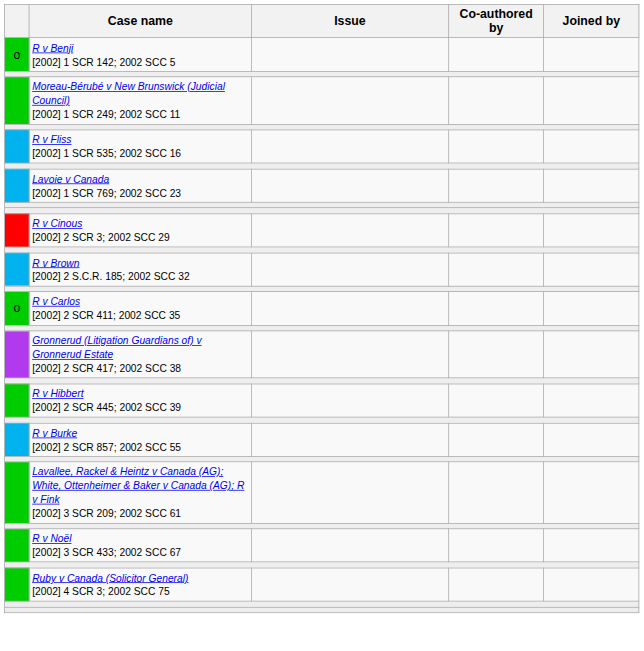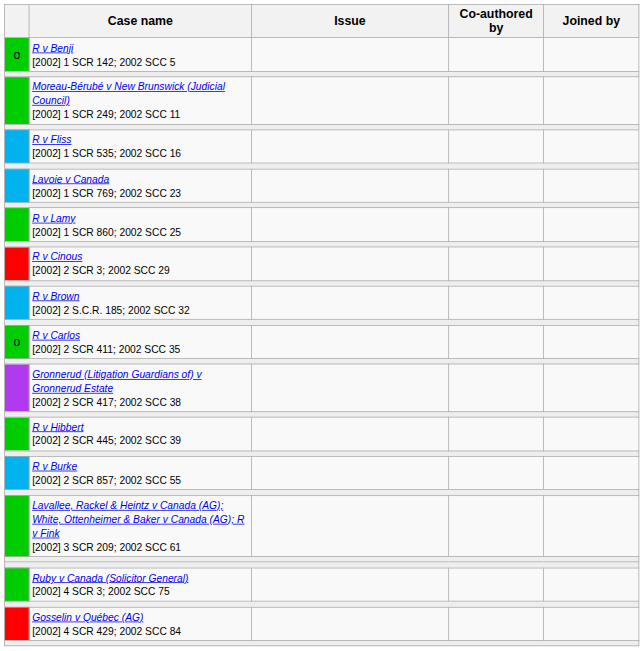+ row: (17, 225)
- row: (17, 545)
+ row: (17, 624)
